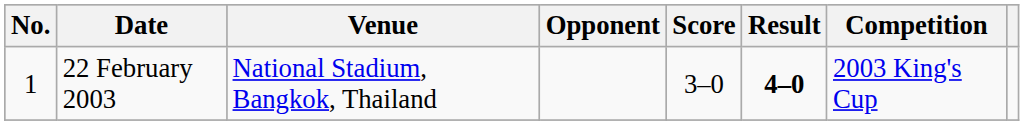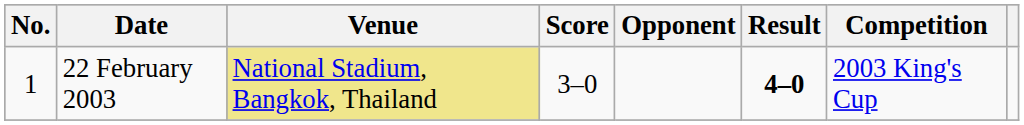columns swapped: (603, 25) <-> (704, 25)
(335, 83) no background -> (335, 83) khaki background
